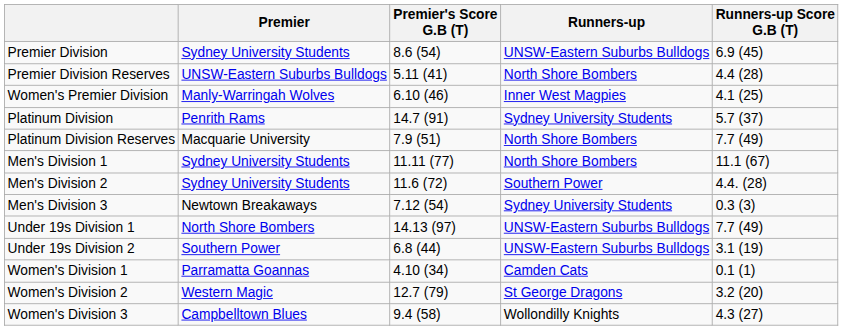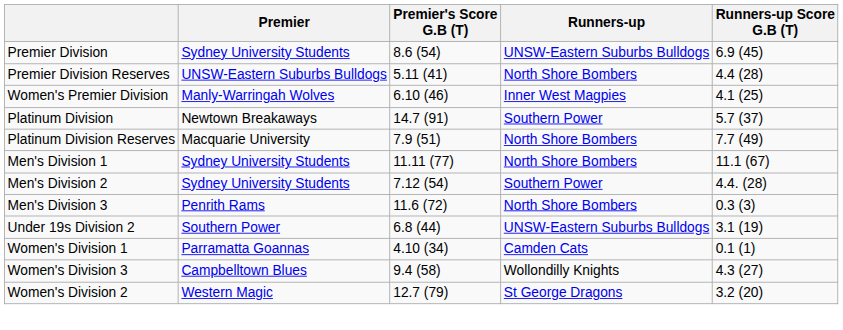(223, 118) Penrith Rams -> (249, 118) Newtown Breakaways
(588, 118) Sydney University Students -> (553, 118) Southern Power
(420, 183) 11.6 (72) -> (421, 183) 7.12 (54)
(249, 205) Newtown Breakaways -> (223, 205) Penrith Rams
(421, 205) 7.12 (54) -> (420, 205) 11.6 (72)
(588, 205) Sydney University Students -> (570, 205) North Shore Bombers
- row: (71, 227)
rows swapped: (68, 292) <-> (68, 314)
